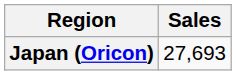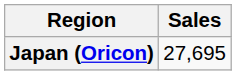(195, 53) 27,693 -> (195, 53) 27,695
